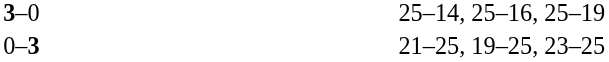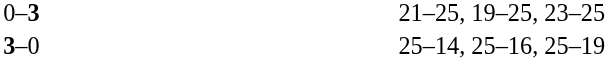rows swapped: (21, 13) <-> (21, 46)
